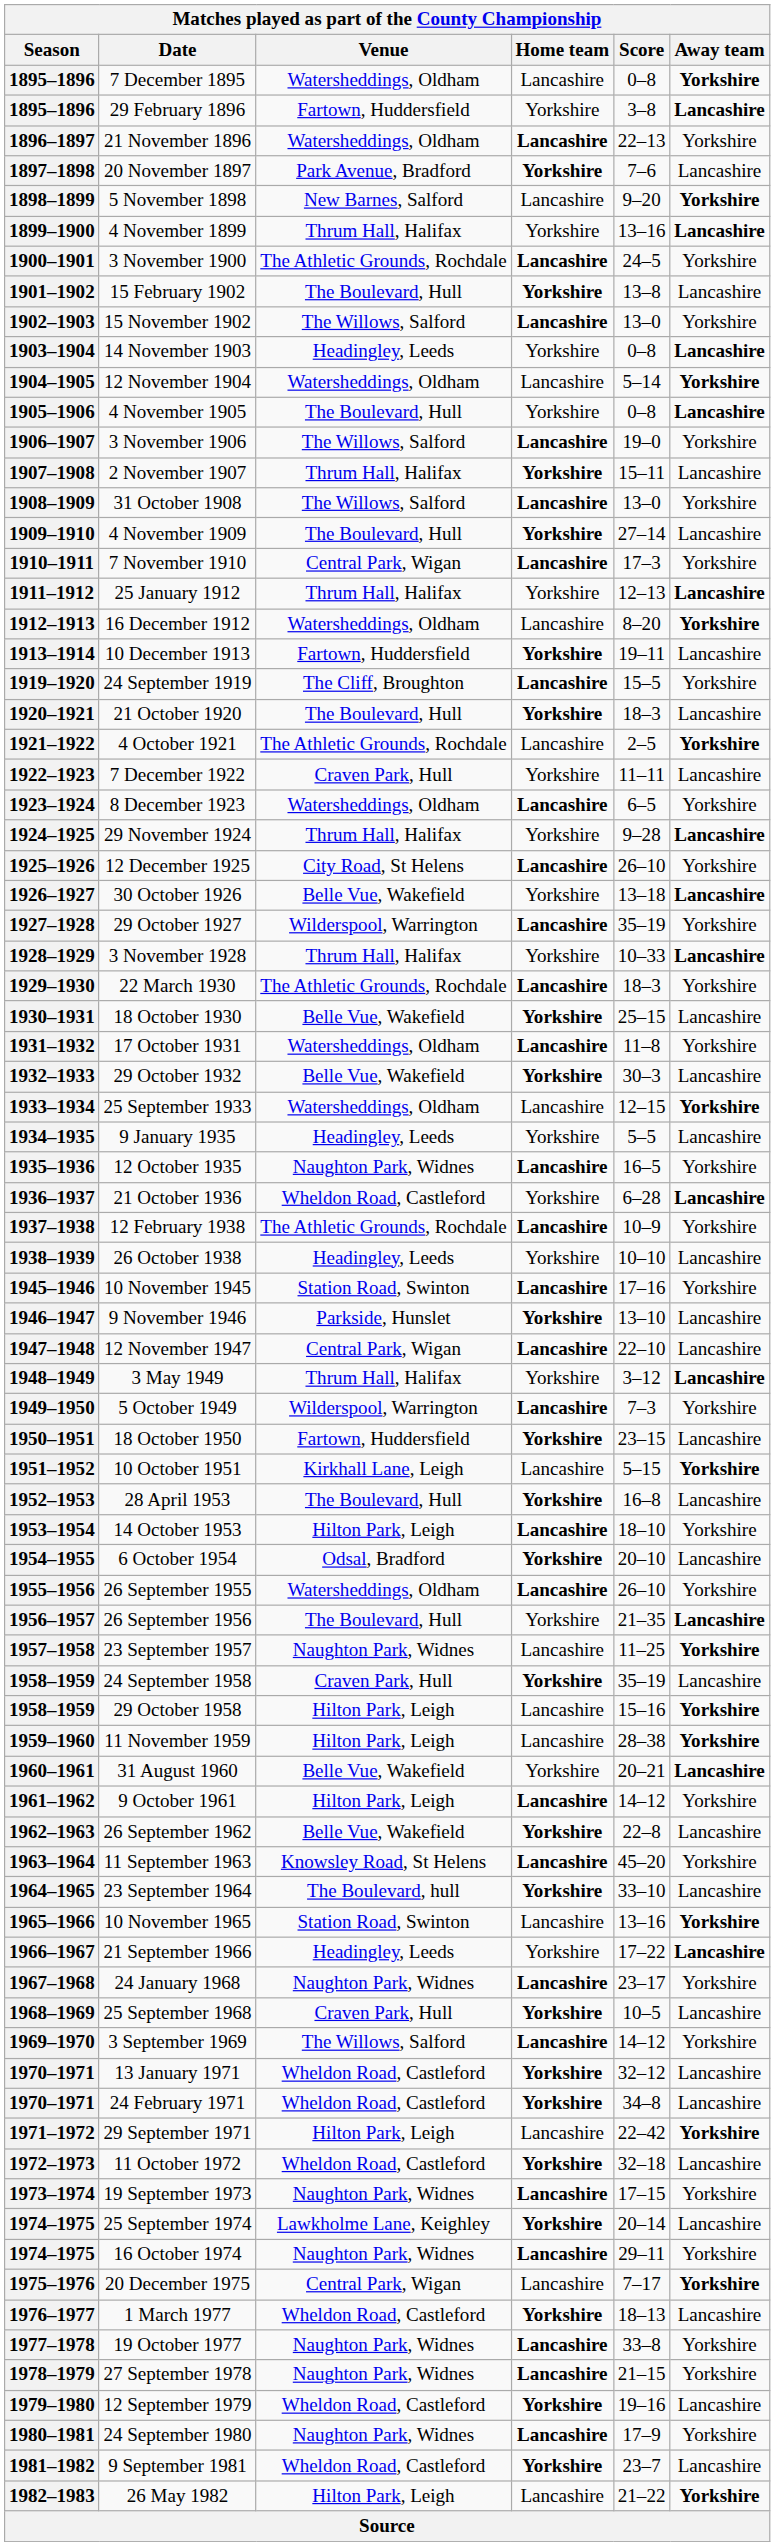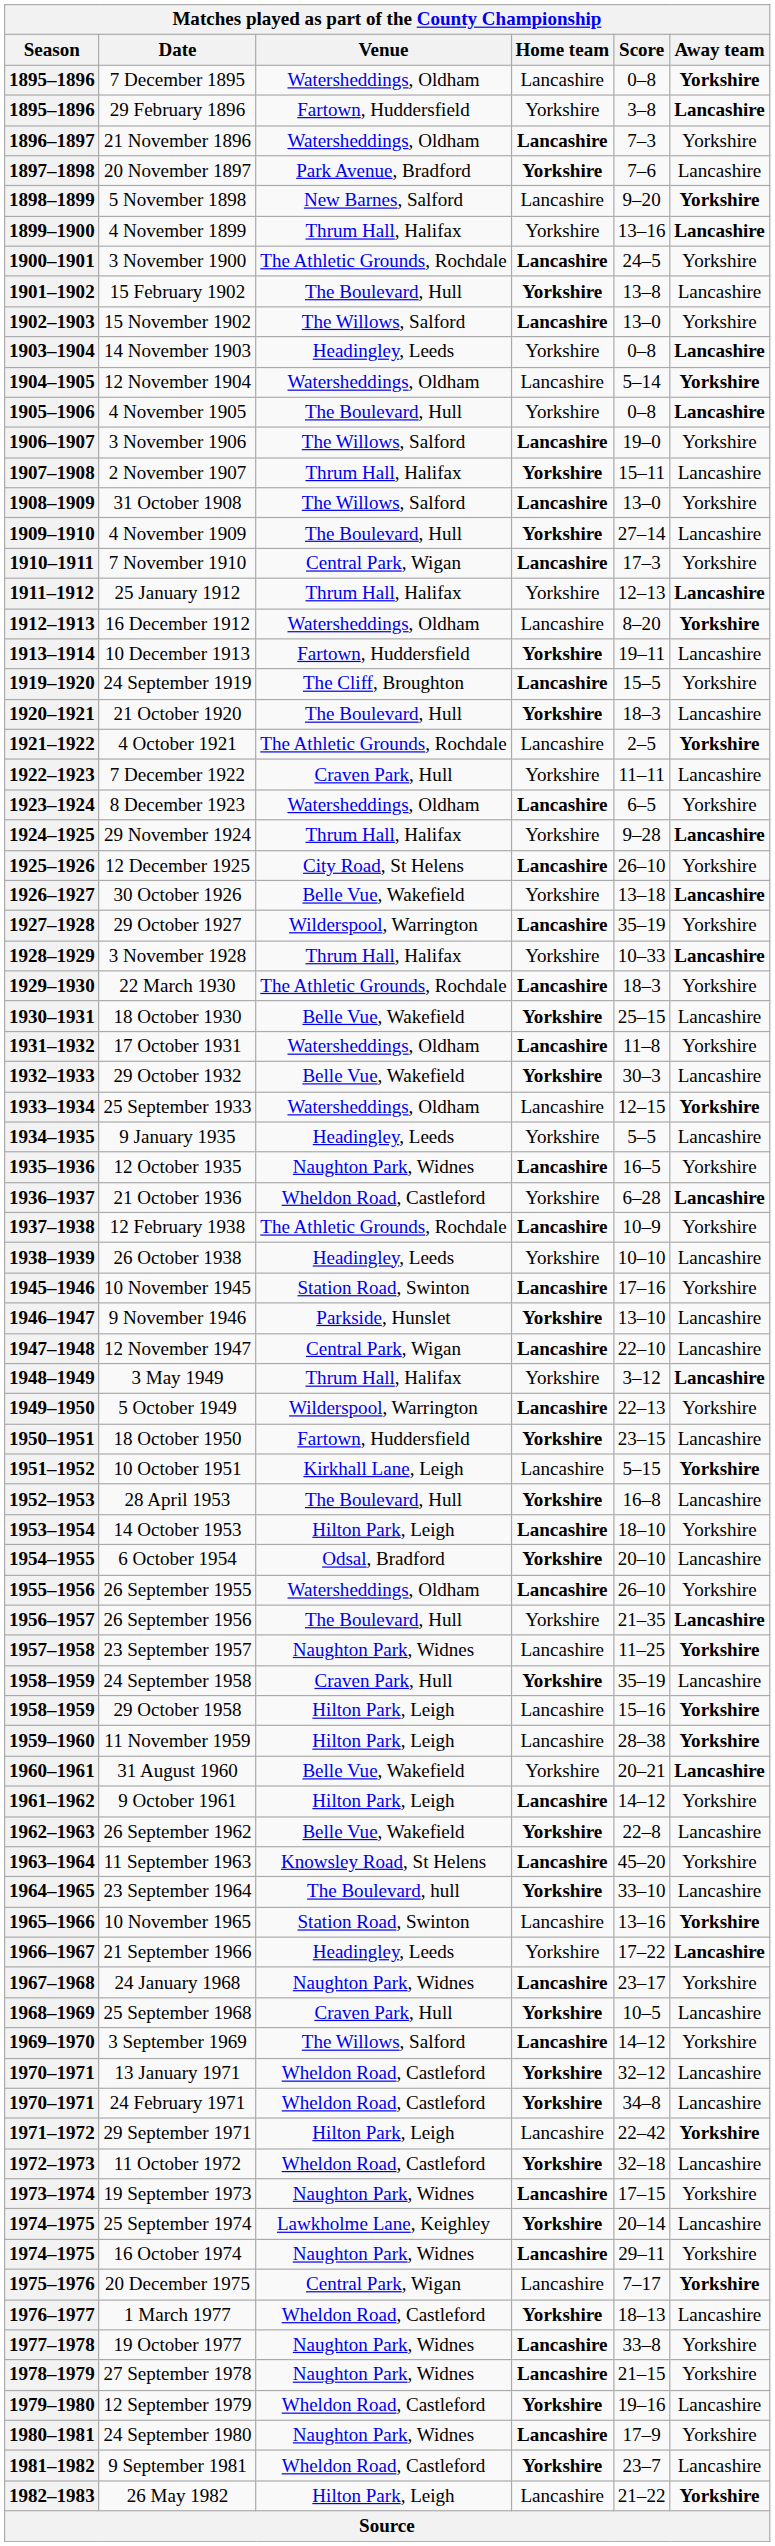(642, 140) 22–13 -> (642, 140) 7–3
(642, 1408) 7–3 -> (642, 1408) 22–13
